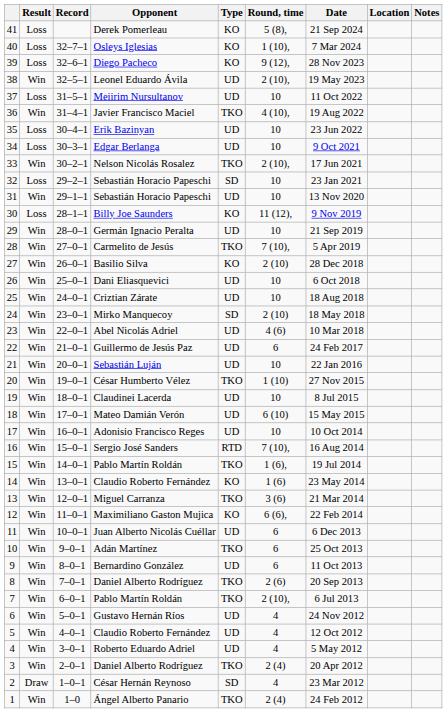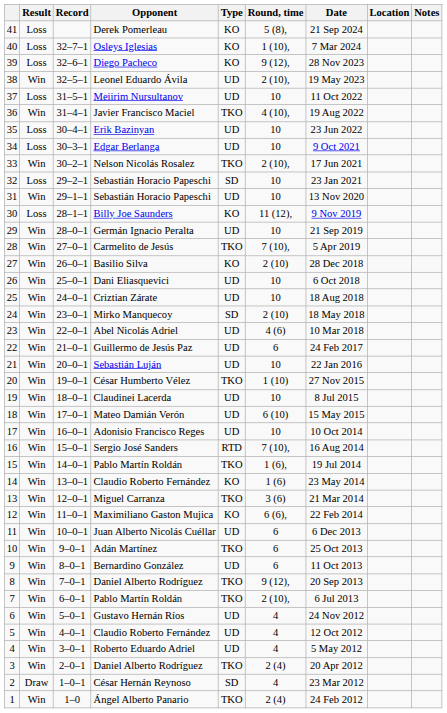(276, 582) 2 (6) -> (276, 582) 9 (12),
